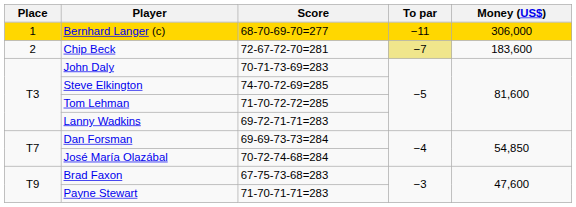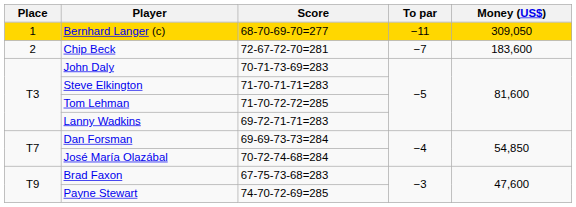(512, 31) 306,000 -> (512, 31) 309,050
(420, 49) khaki background -> (420, 49) no background
(285, 85) 74-70-72-69=285 -> (285, 85) 71-70-71-71=283
(285, 193) 71-70-71-71=283 -> (285, 193) 74-70-72-69=285
